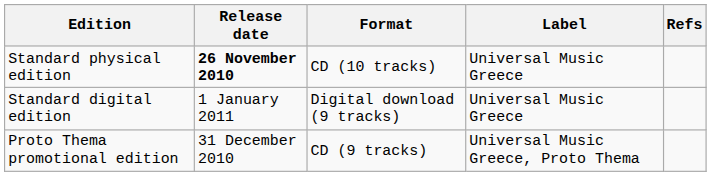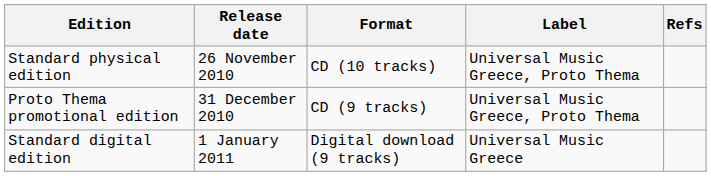(247, 67) bold -> (247, 67) normal
(537, 67) Universal Music Greece -> (555, 67) Universal Music Greece, Proto Thema
rows swapped: (93, 150) <-> (80, 109)
